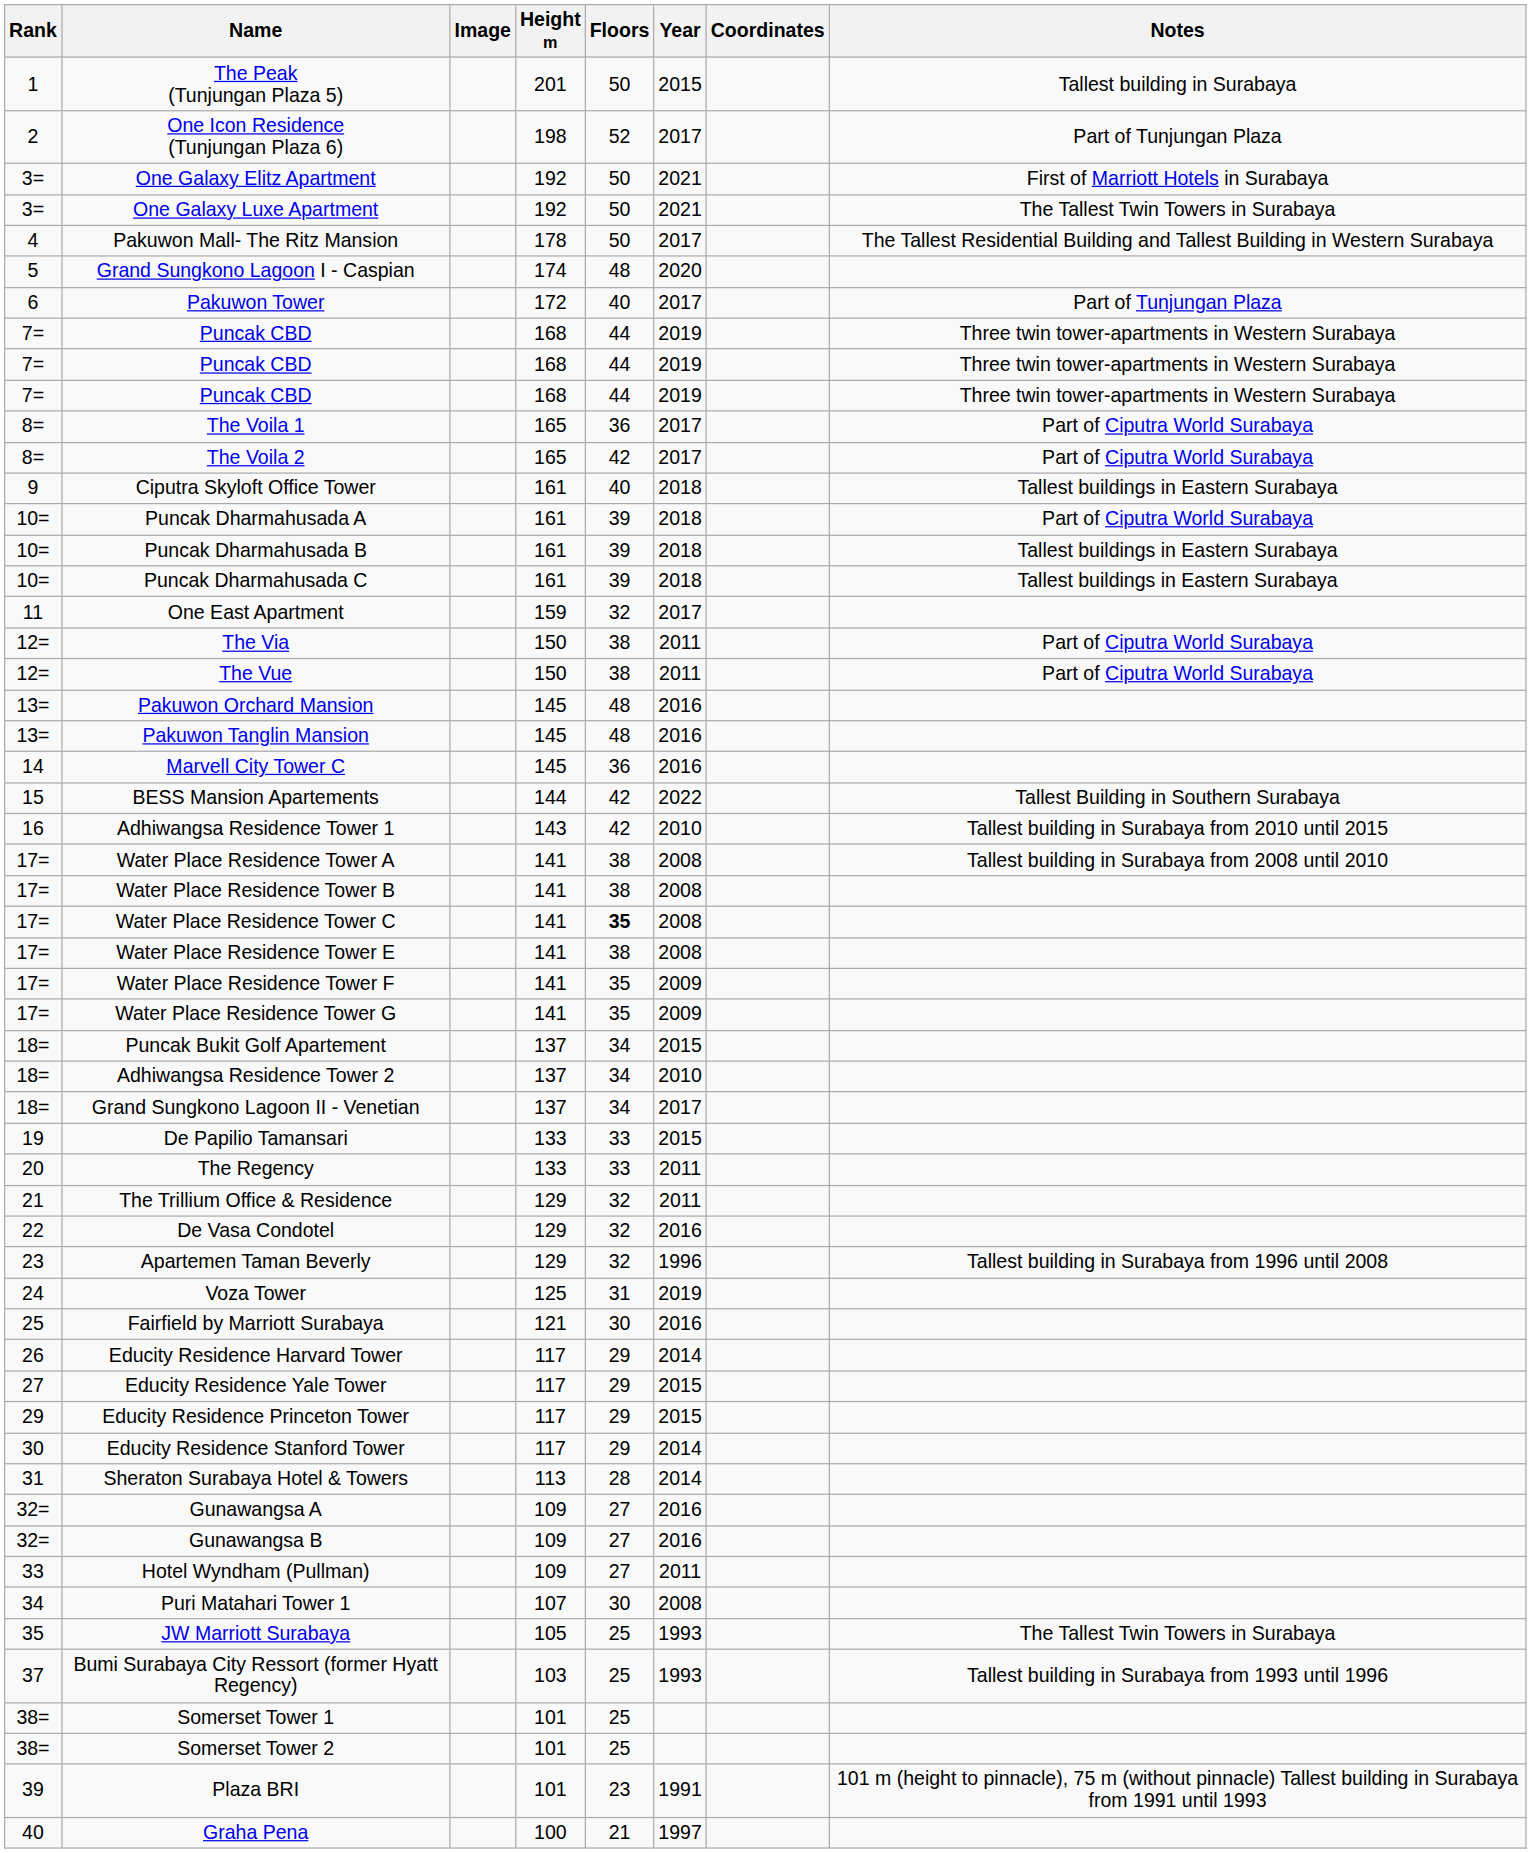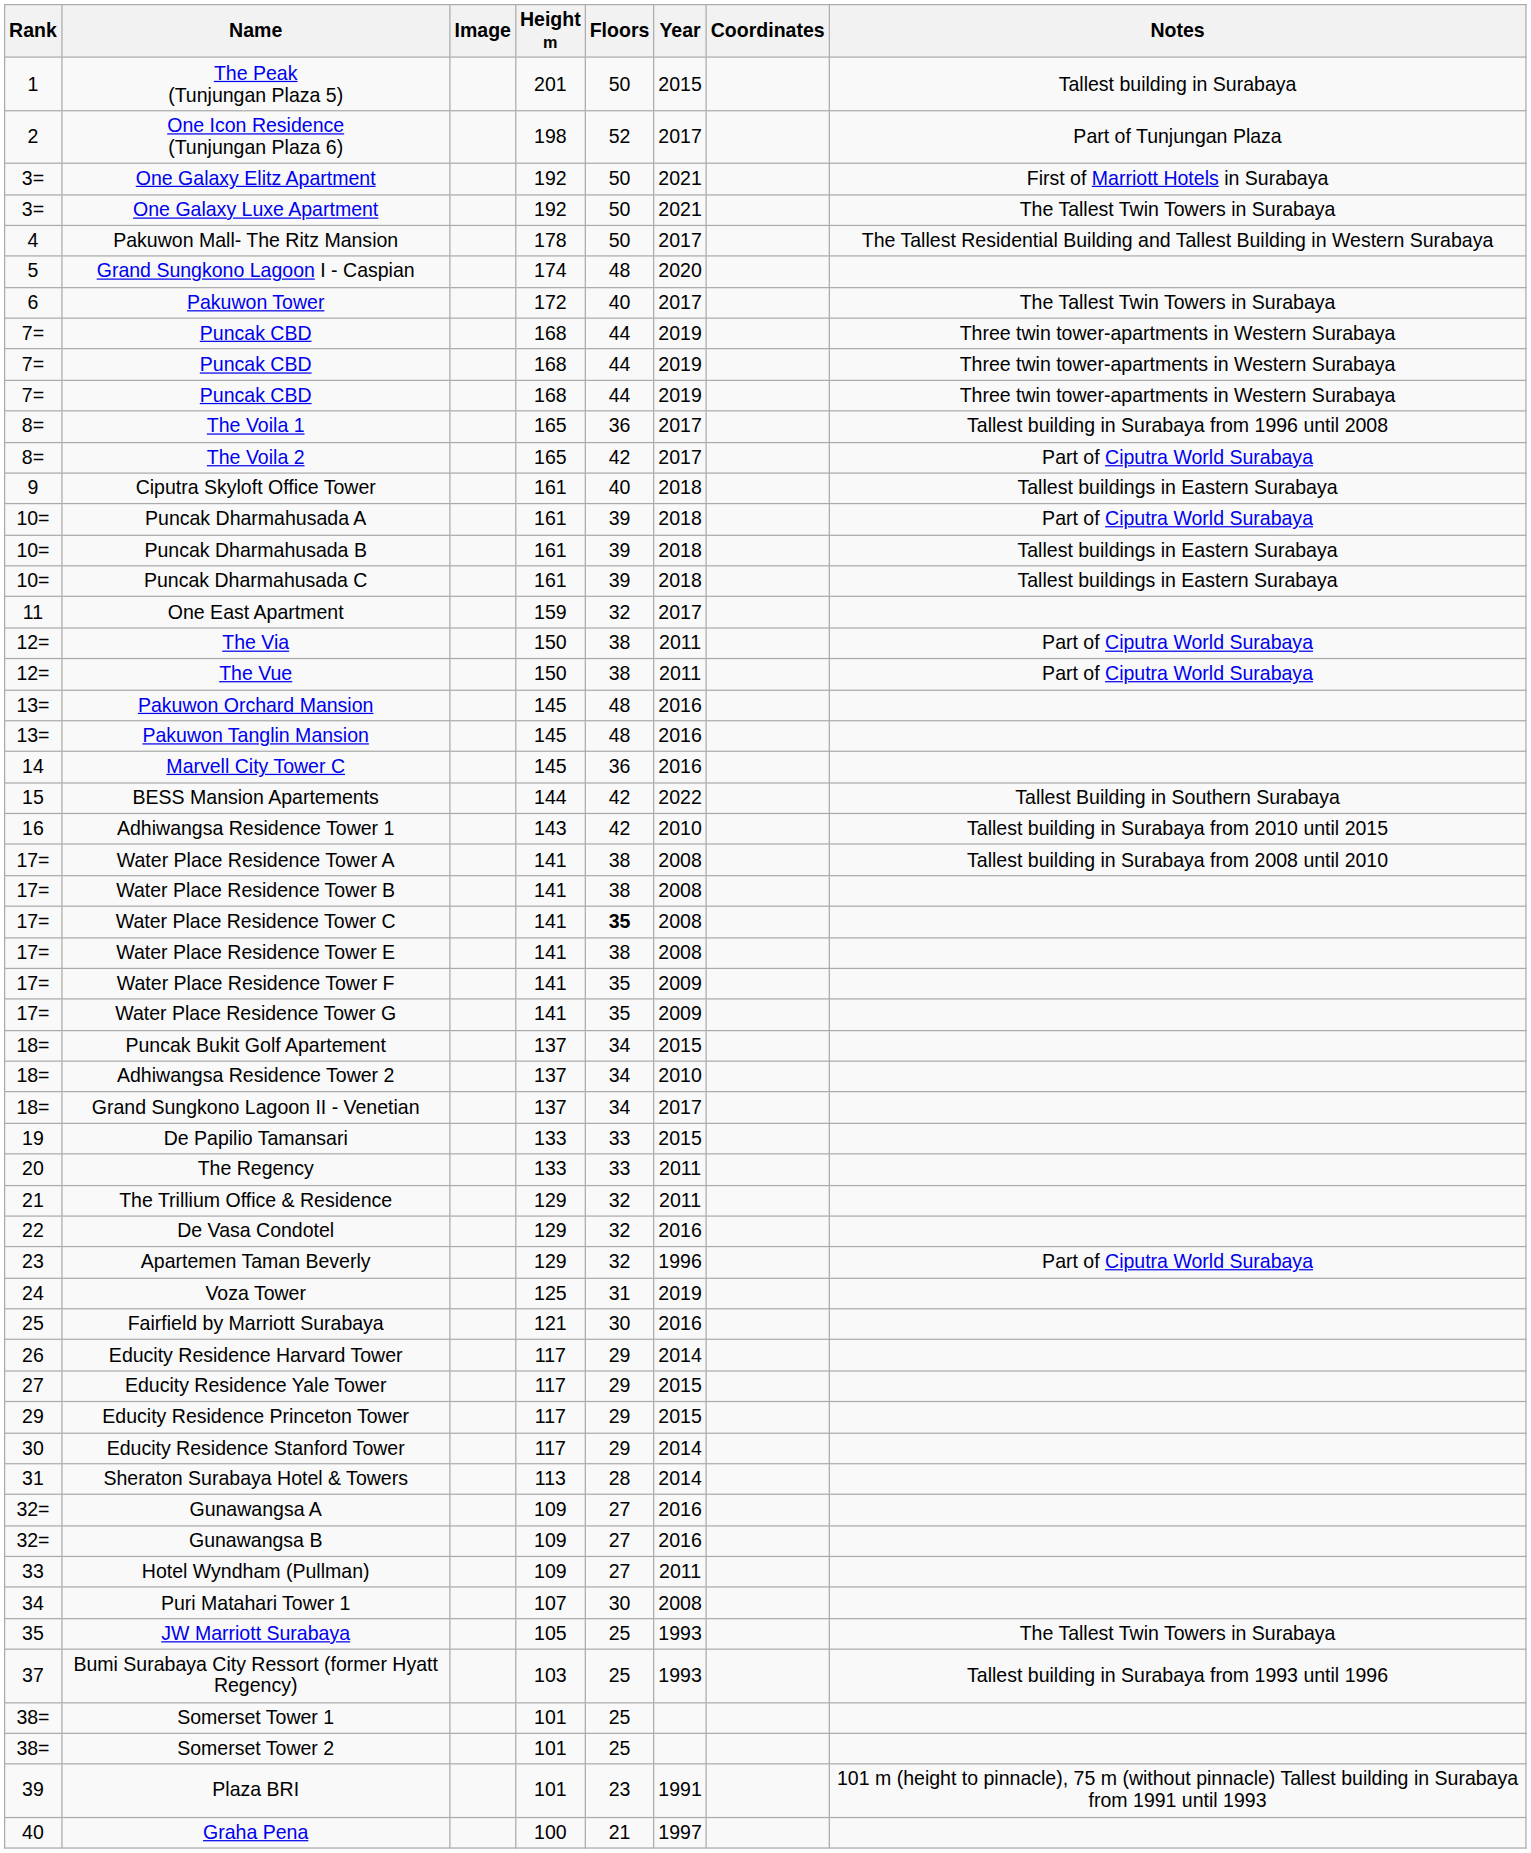(1178, 302) Part of Tunjungan Plaza -> (1178, 302) The Tallest Twin Towers in Surabaya
(1178, 426) Part of Ciputra World Surabaya -> (1178, 426) Tallest building in Surabaya from 1996 until 2008
(1178, 1262) Tallest building in Surabaya from 1996 until 2008 -> (1178, 1262) Part of Ciputra World Surabaya
